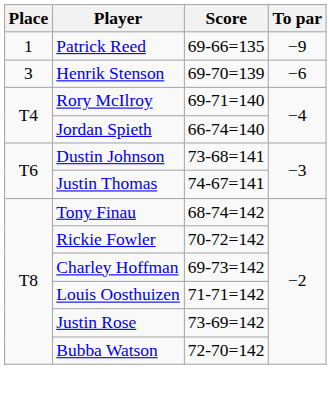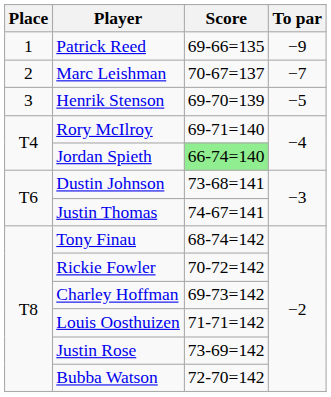+ row: (111, 73)
(297, 73) −6 -> (297, 101) −5
(226, 128) no background -> (226, 156) lightgreen background
